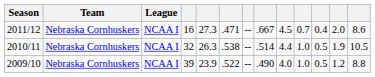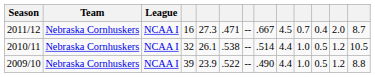(359, 30) 8.6 -> (359, 30) 8.7
(208, 47) 26.3 -> (208, 47) 26.1
(339, 47) 1.9 -> (339, 47) 1.2
(285, 64) 4.0 -> (285, 64) 4.4
